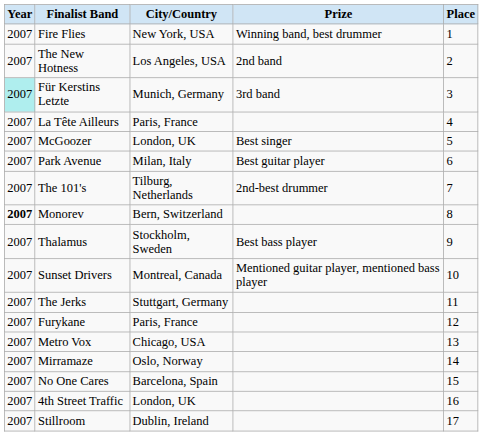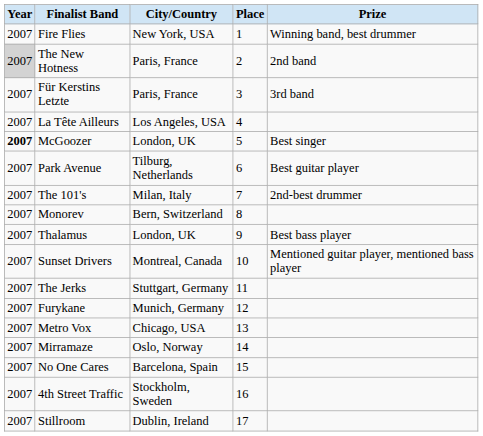columns swapped: (461, 14) <-> (338, 14)
(20, 61) no background -> (20, 61) lightgrey background
(179, 61) Los Angeles, USA -> (165, 61) Paris, France
(20, 94) paleturquoise background -> (20, 94) no background
(178, 94) Munich, Germany -> (165, 94) Paris, France
(165, 121) Paris, France -> (179, 121) Los Angeles, USA
(20, 141) normal -> (20, 141) bold
(162, 161) Milan, Italy -> (163, 168) Tilburg, Netherlands
(163, 188) Tilburg, Netherlands -> (162, 195) Milan, Italy
(20, 214) bold -> (20, 214) normal
(161, 241) Stockholm, Sweden -> (164, 234) London, UK
(165, 322) Paris, France -> (178, 308) Munich, Germany
(164, 401) London, UK -> (161, 394) Stockholm, Sweden
